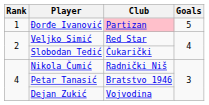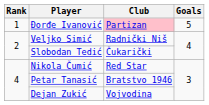(126, 39) Red Star -> (136, 39) Radnički Niš
(136, 66) Radnički Niš -> (126, 66) Red Star
